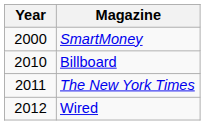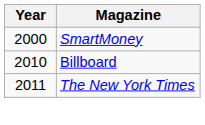- row: (79, 108)
